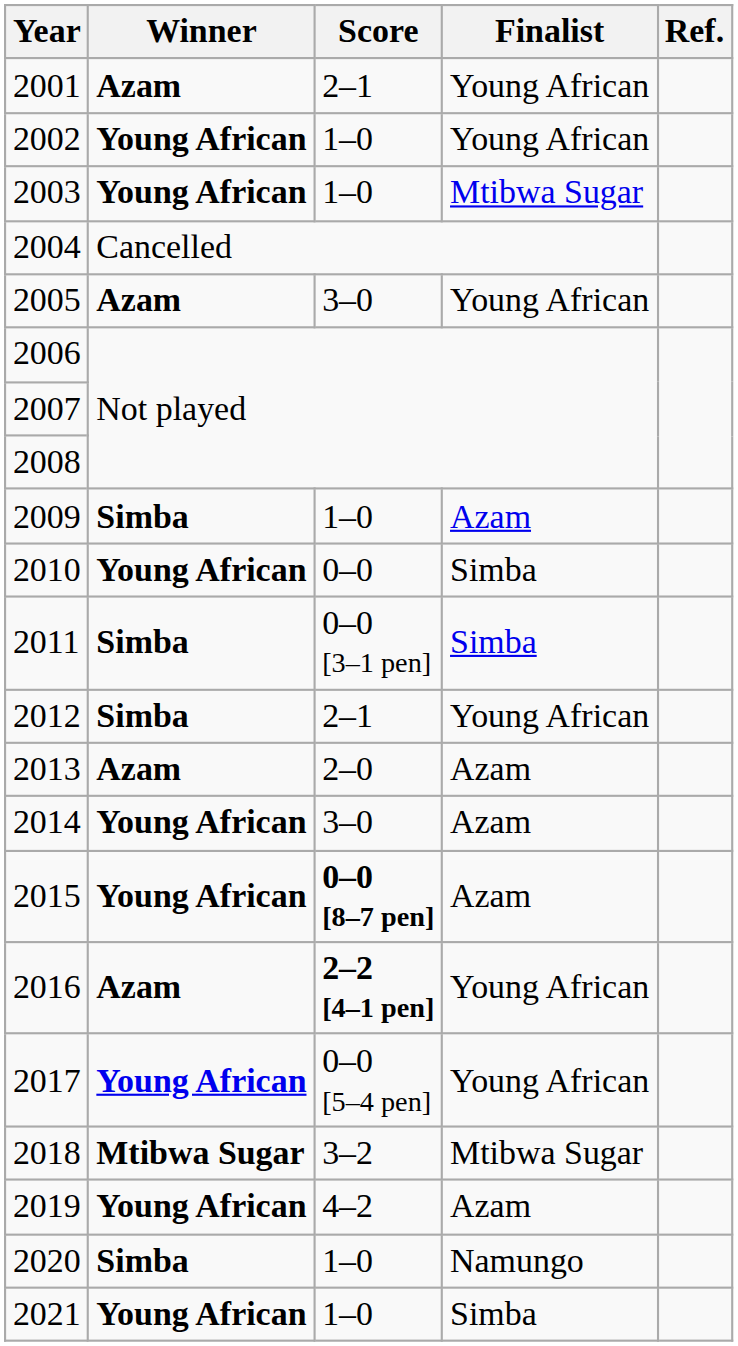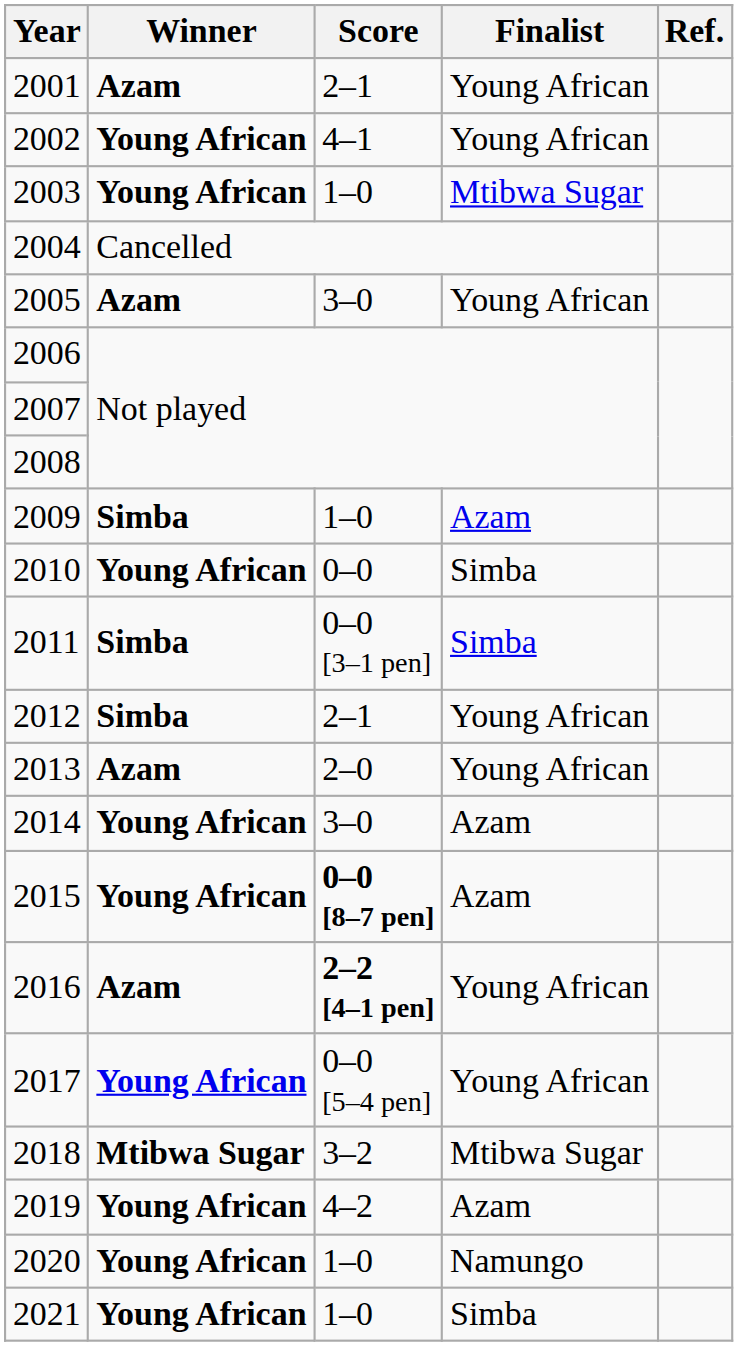(348, 138) 1–0 -> (348, 138) 4–1
(491, 768) Azam -> (550, 768) Young African
(143, 1259) Simba -> (201, 1259) Young African
